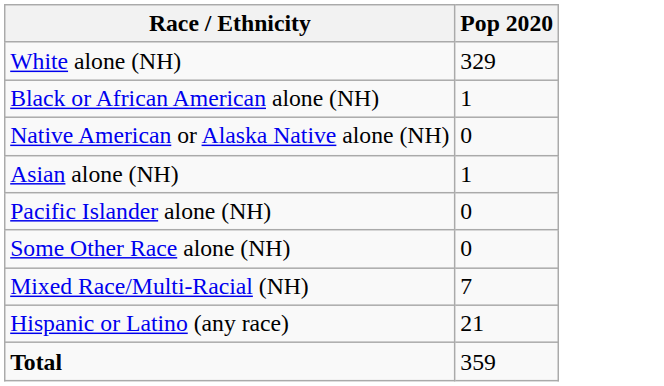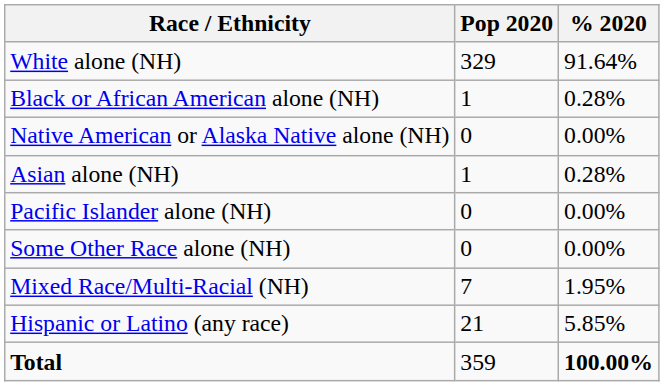+ column: (608, 23)
